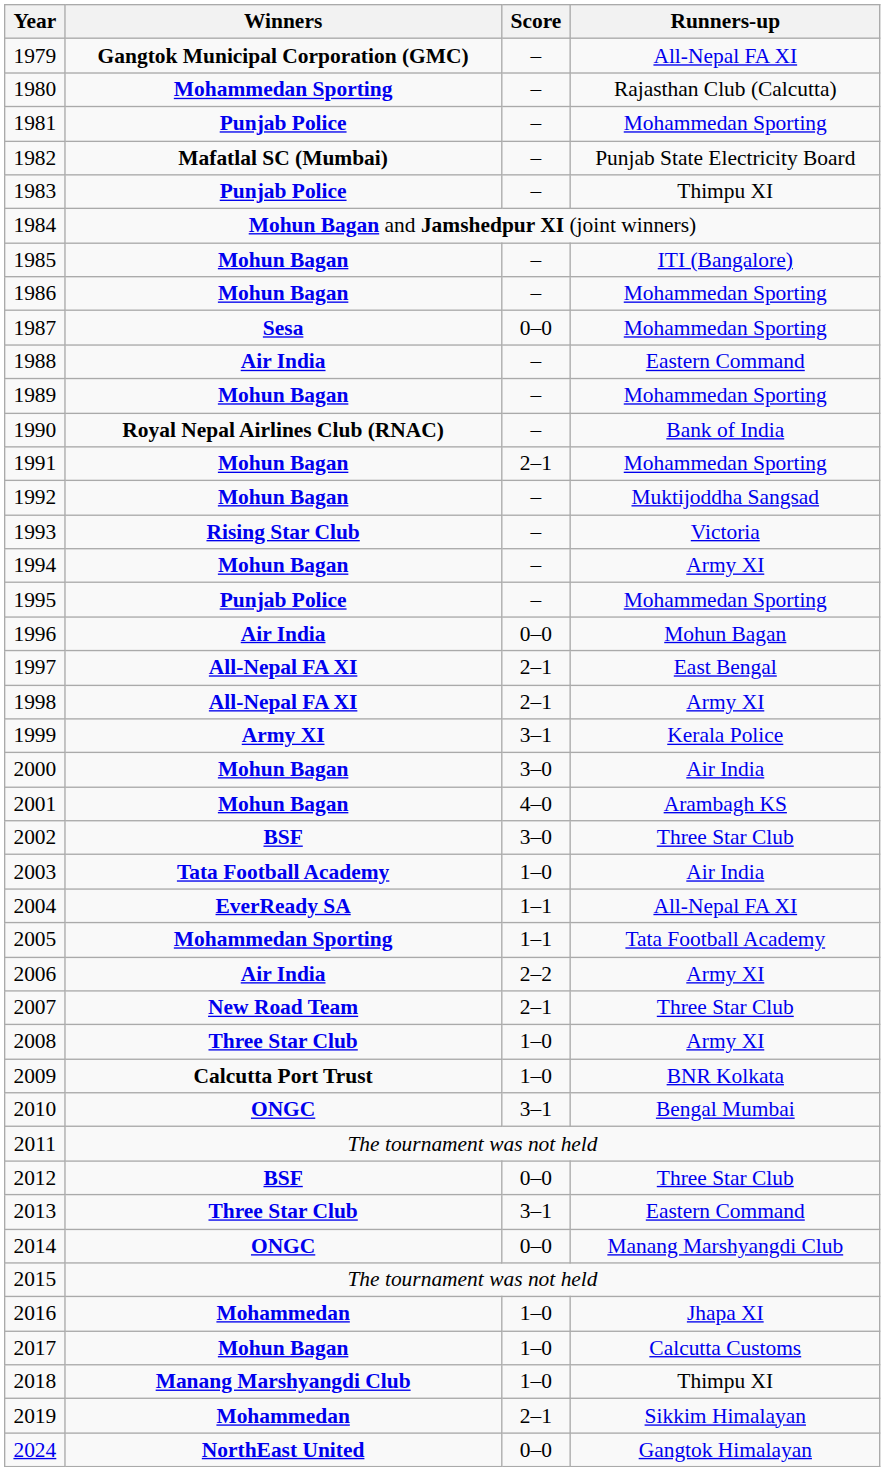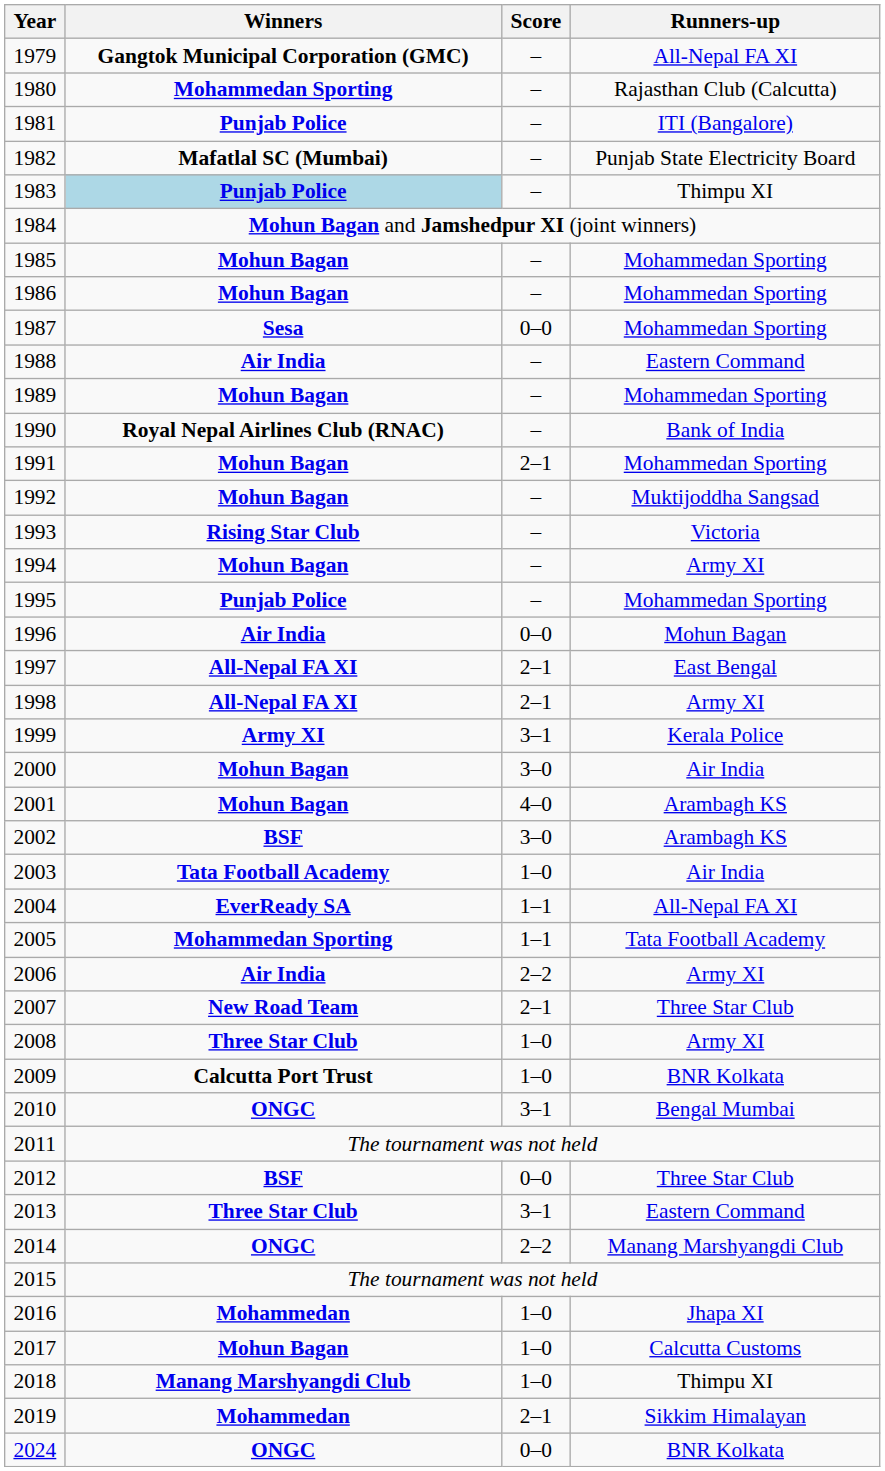(725, 123) Mohammedan Sporting -> (725, 123) ITI (Bangalore)
(283, 191) no background -> (283, 191) lightblue background
(725, 259) ITI (Bangalore) -> (725, 259) Mohammedan Sporting
(725, 837) Three Star Club -> (725, 837) Arambagh KS
(536, 1245) 0–0 -> (536, 1245) 2–2
(283, 1449) NorthEast United -> (283, 1449) ONGC
(725, 1449) Gangtok Himalayan -> (725, 1449) BNR Kolkata
